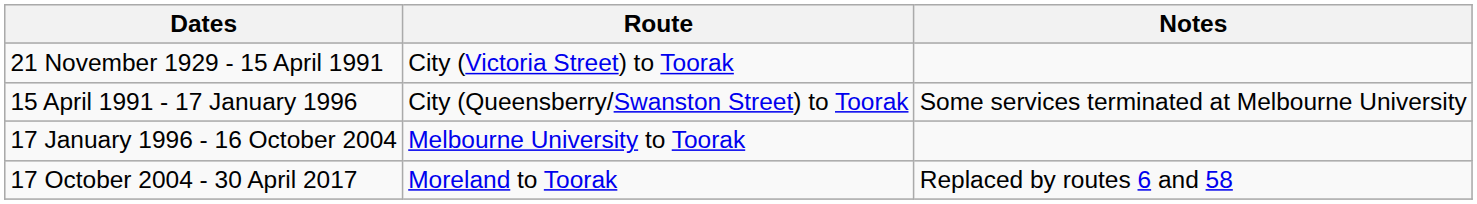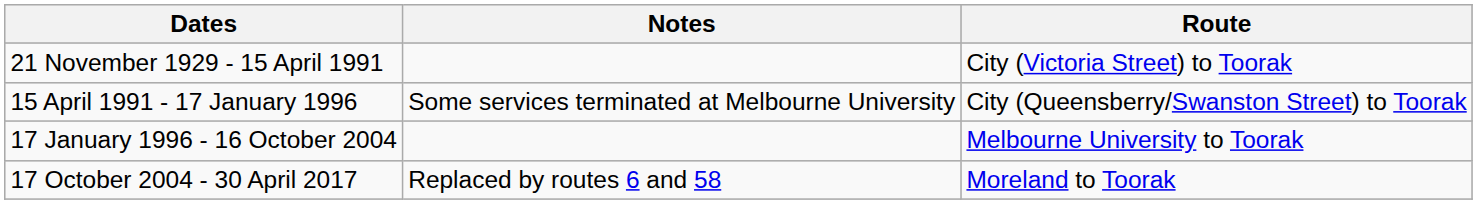columns swapped: (658, 23) <-> (1193, 23)
